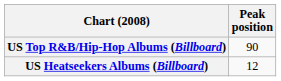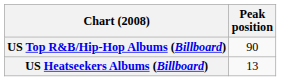(252, 66) 12 -> (252, 66) 13
